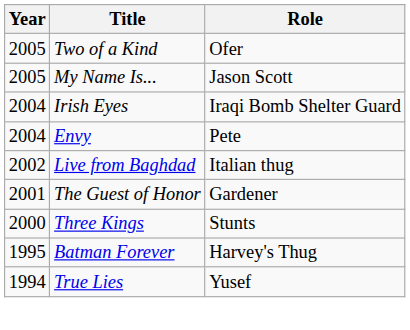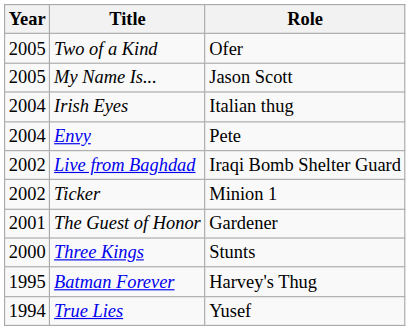(305, 106) Iraqi Bomb Shelter Guard -> (251, 106) Italian thug
(251, 164) Italian thug -> (305, 164) Iraqi Bomb Shelter Guard
+ row: (77, 194)
